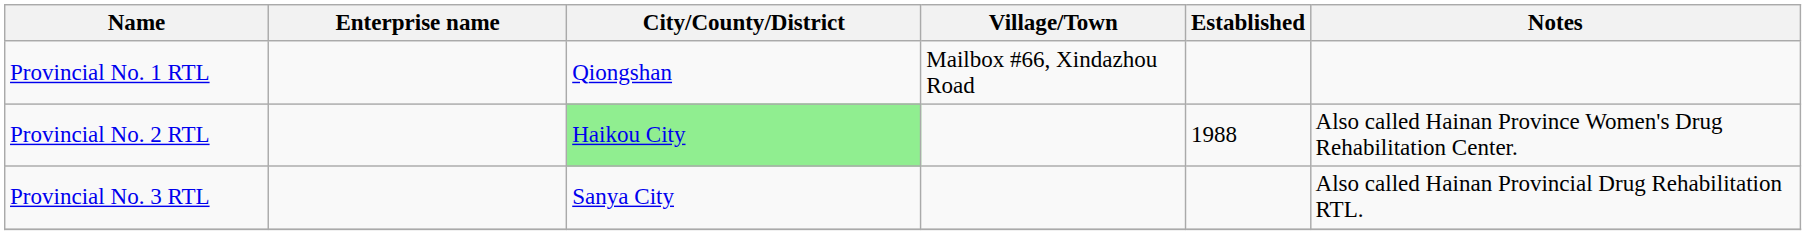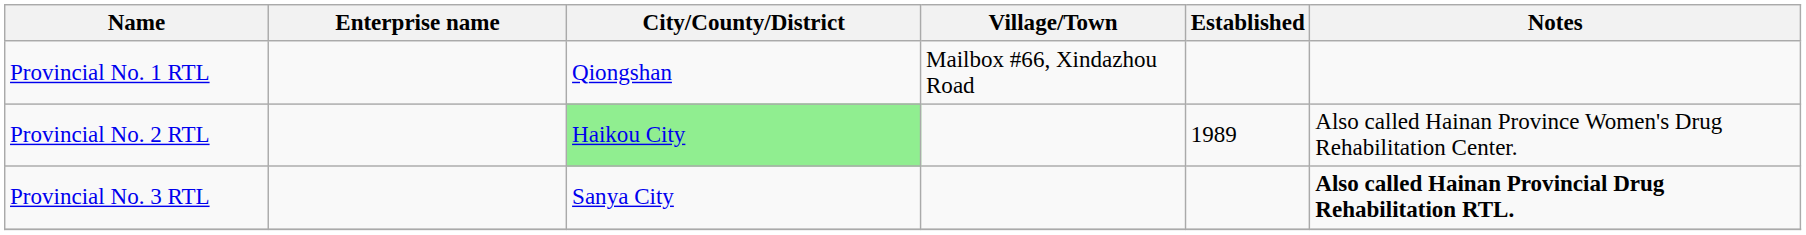(1214, 134) 1988 -> (1214, 134) 1989
(1549, 197) normal -> (1490, 197) bold
